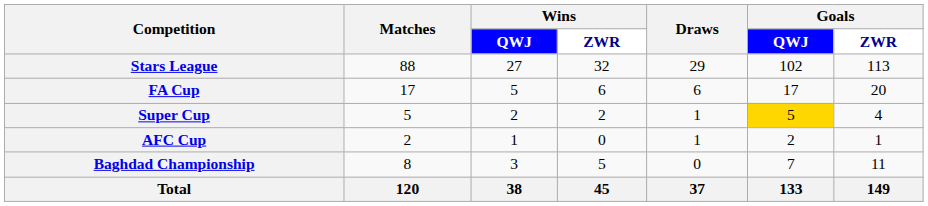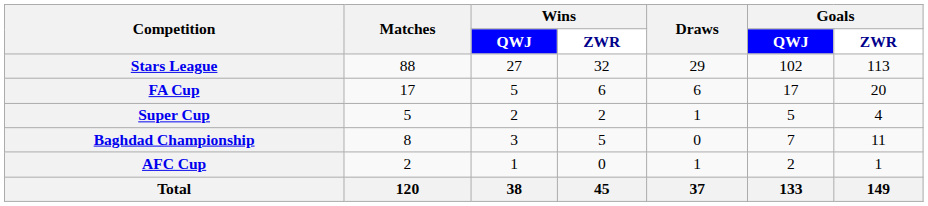(791, 115) gold background -> (791, 115) no background
rows swapped: (174, 164) <-> (174, 139)
